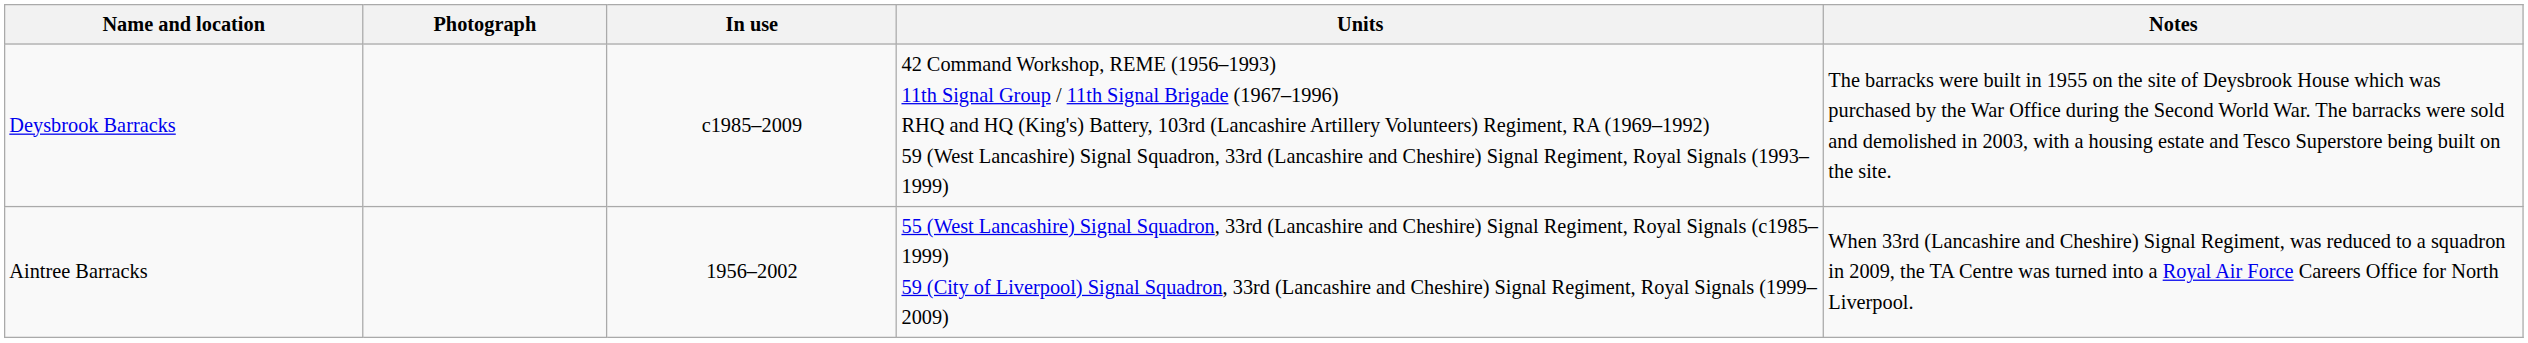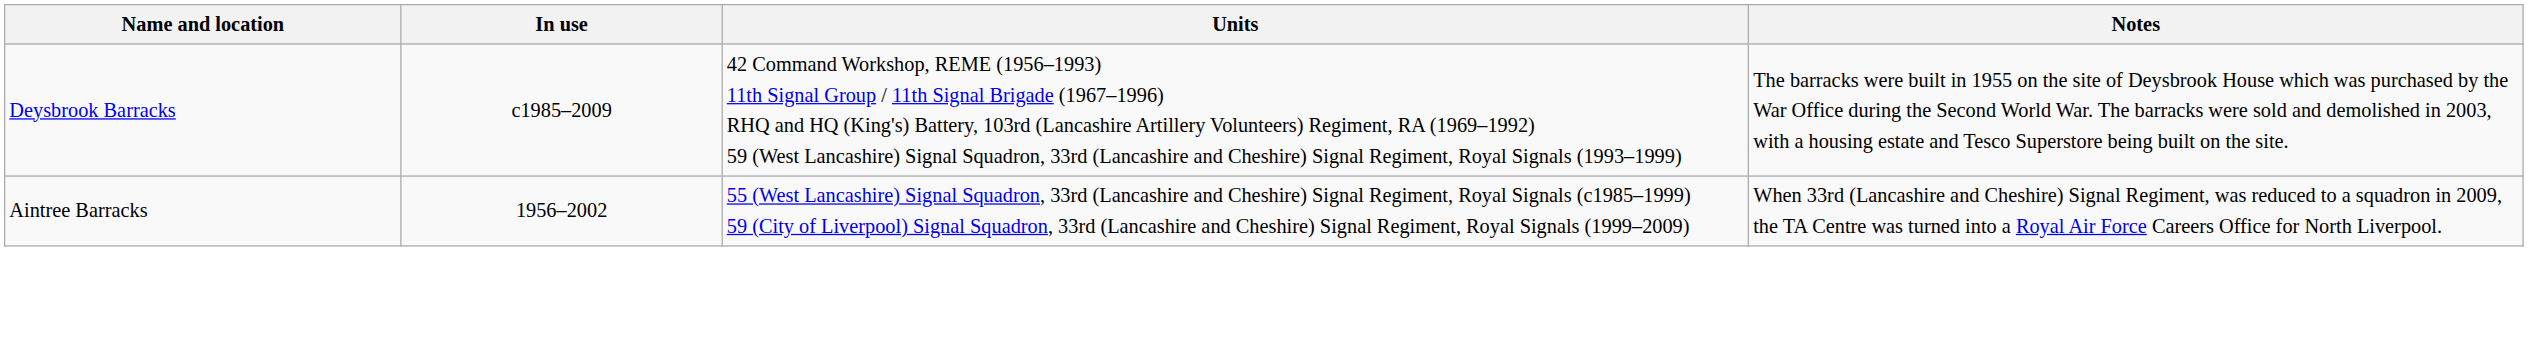- column: (485, 24)
